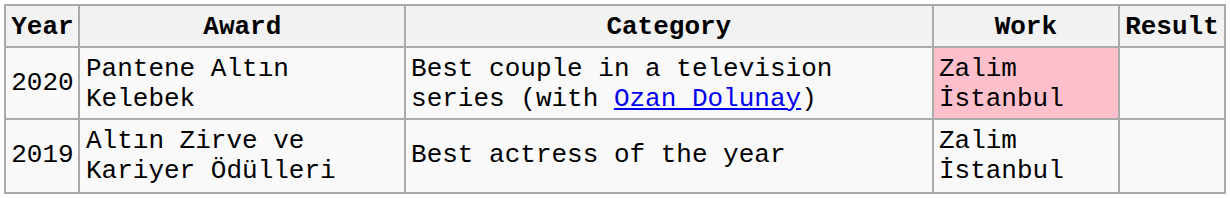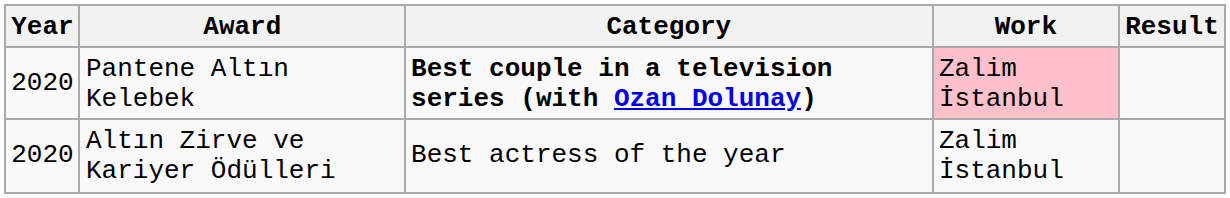(622, 84) normal -> (622, 84) bold
(42, 156) 2019 -> (42, 156) 2020
